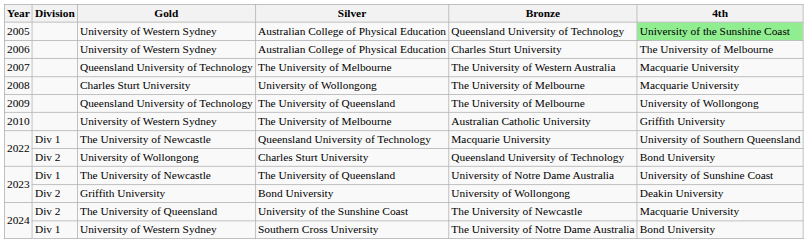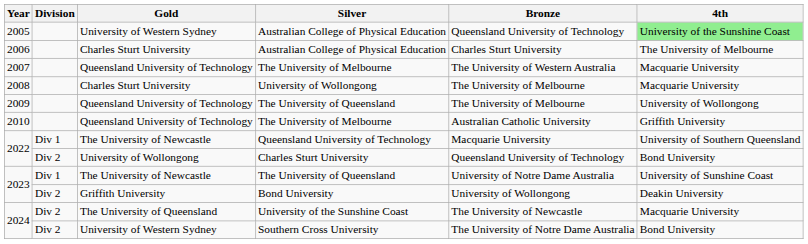(148, 49) University of Western Sydney -> (135, 49) Charles Sturt University
(148, 121) University of Western Sydney -> (166, 121) Queensland University of Technology
(48, 229) Div 1 -> (48, 229) Div 2
